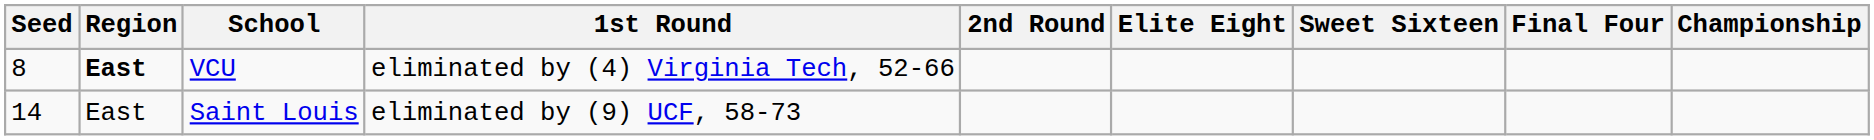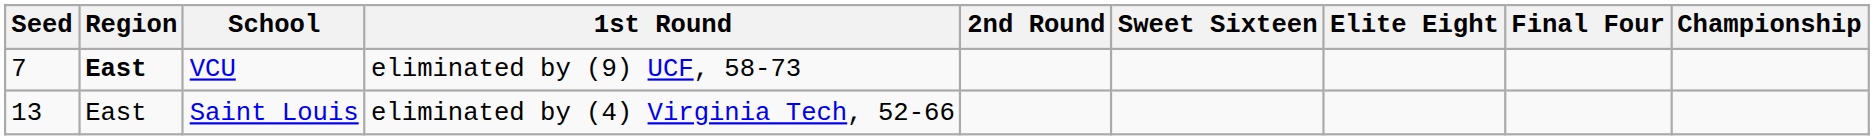columns swapped: (1399, 26) <-> (1202, 26)
(19, 69) 8 -> (19, 69) 7
(663, 69) eliminated by (4) Virginia Tech, 52-66 -> (586, 69) eliminated by (9) UCF, 58-73
(27, 112) 14 -> (27, 112) 13
(586, 112) eliminated by (9) UCF, 58-73 -> (663, 112) eliminated by (4) Virginia Tech, 52-66
